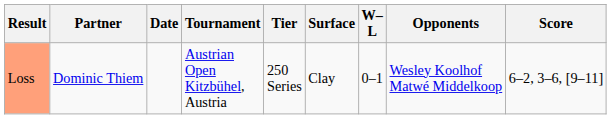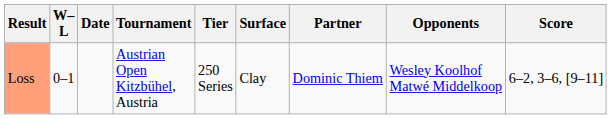columns swapped: (372, 23) <-> (98, 23)
